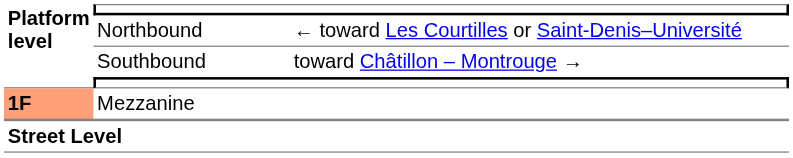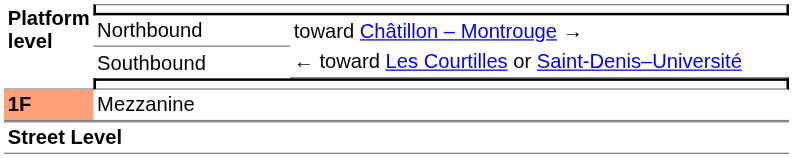(518, 30) ← toward Les Courtilles or Saint-Denis–Université -> (438, 30) toward Châtillon – Montrouge →
(438, 61) toward Châtillon – Montrouge → -> (518, 61) ← toward Les Courtilles or Saint-Denis–Université
